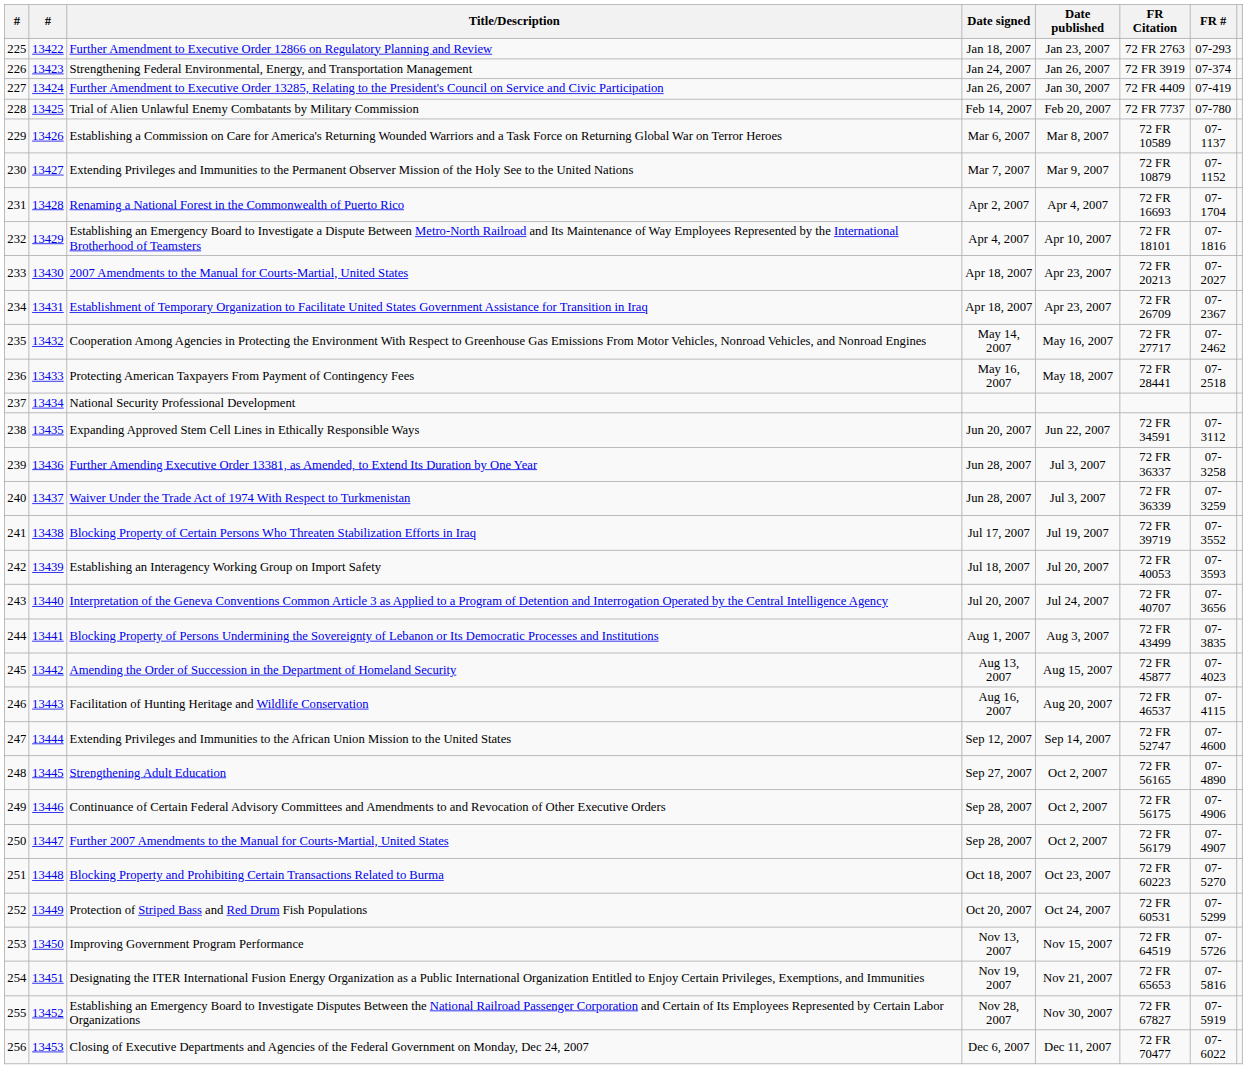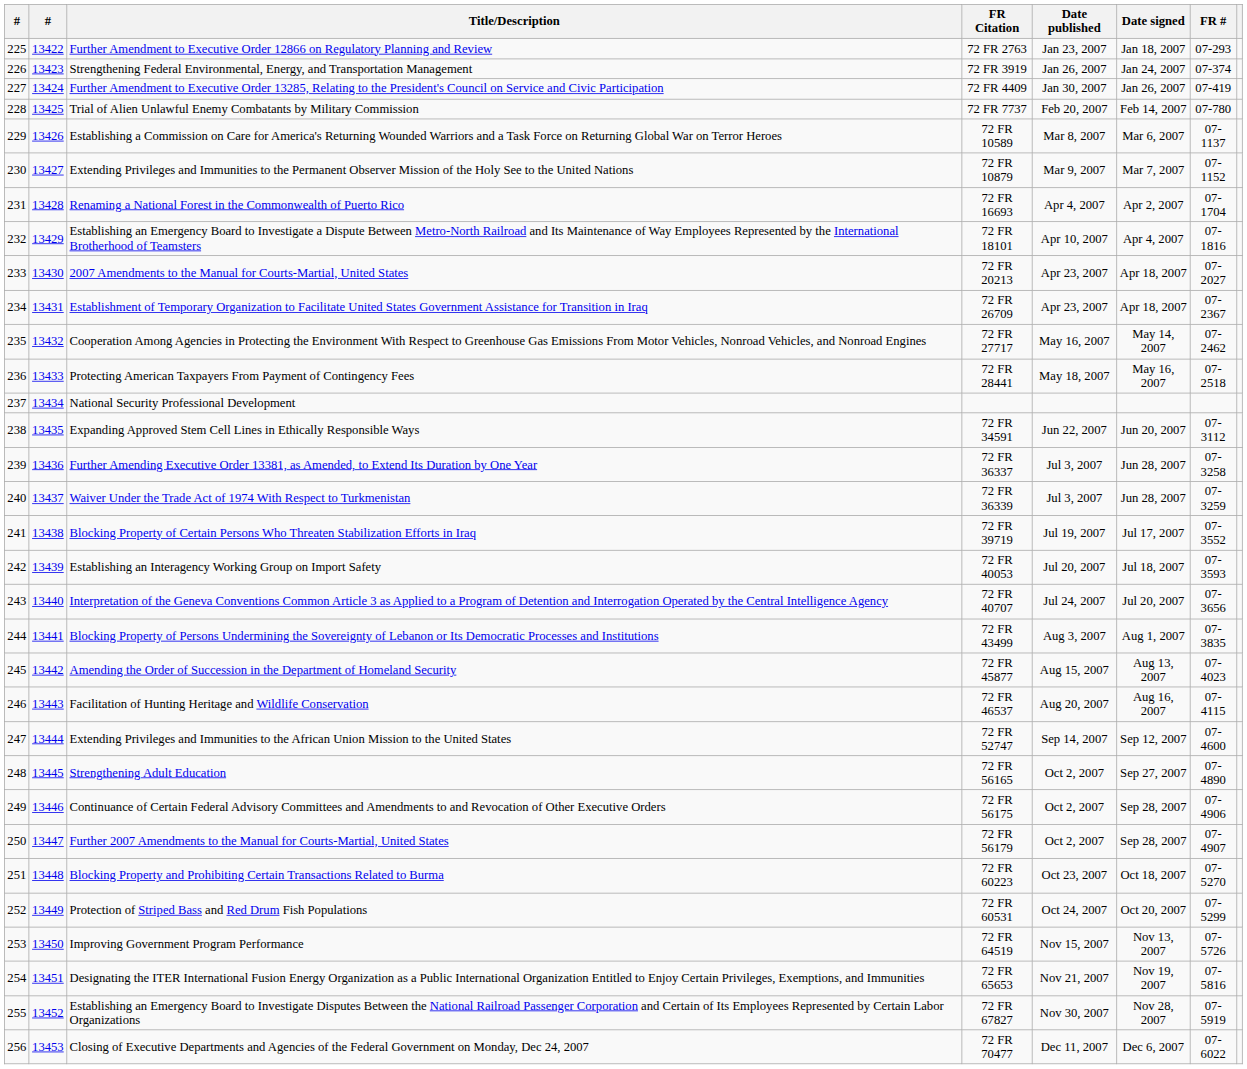columns swapped: (999, 21) <-> (1155, 21)
